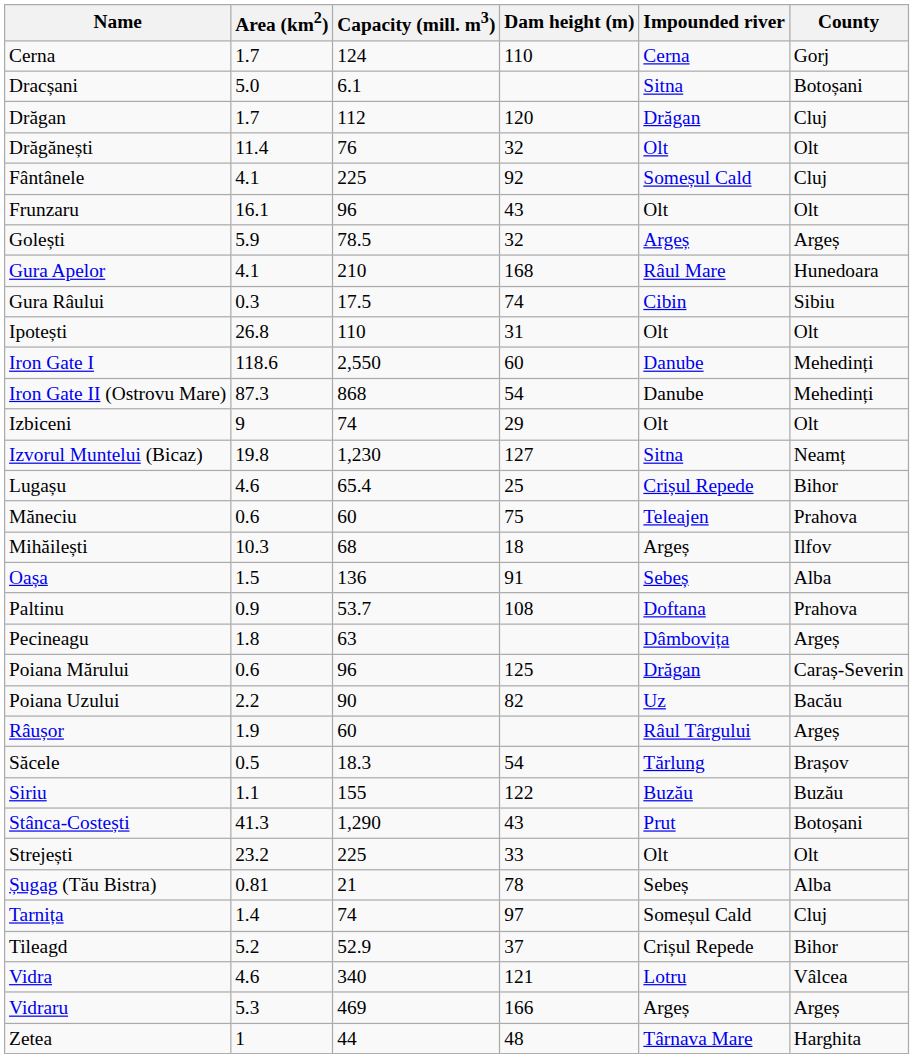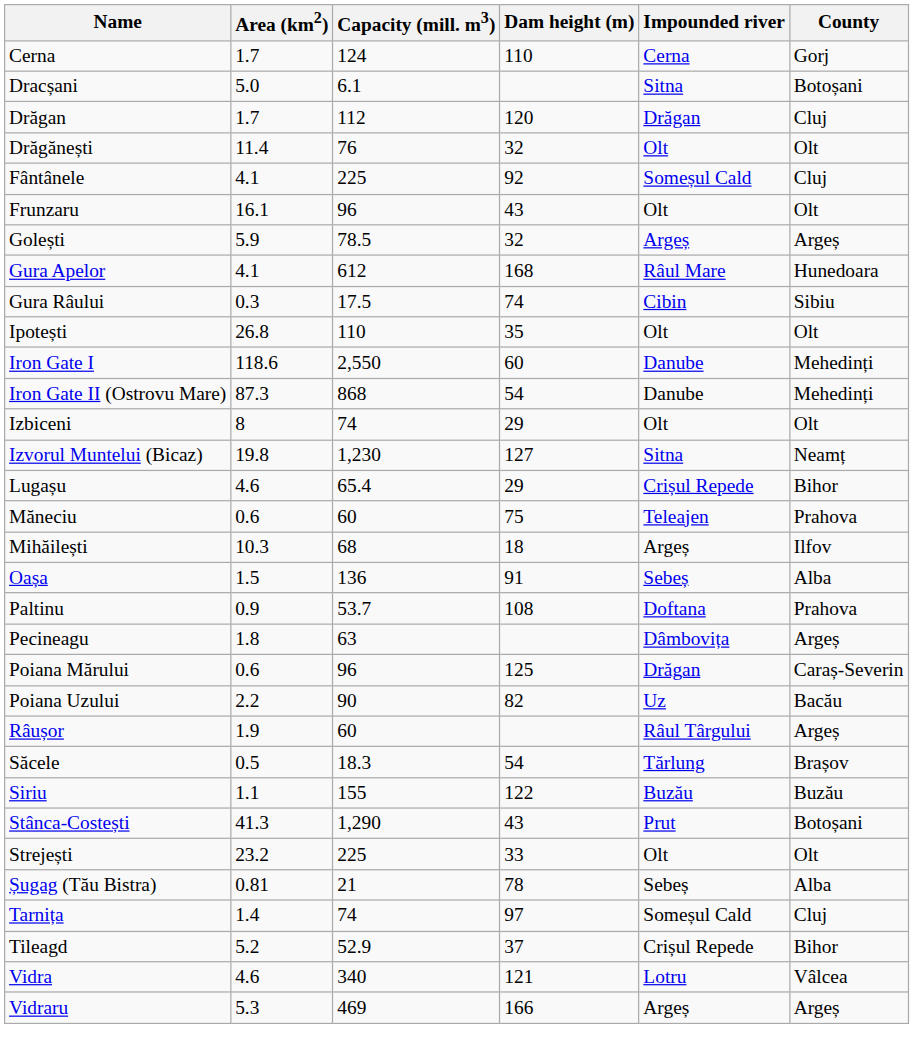(352, 270) 210 -> (352, 270) 612
(514, 332) 31 -> (514, 332) 35
(240, 424) 9 -> (240, 424) 8
(514, 485) 25 -> (514, 485) 29
- row: (31, 1038)
